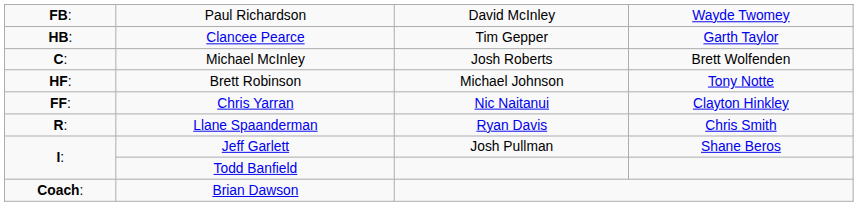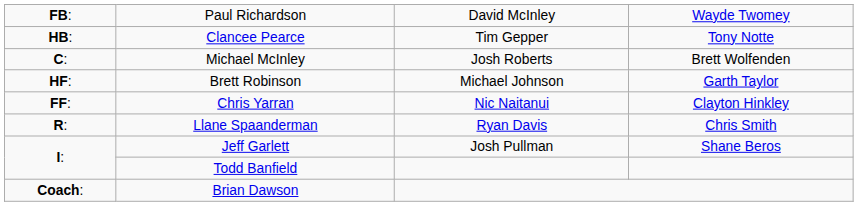(741, 38) Garth Taylor -> (741, 38) Tony Notte
(741, 81) Tony Notte -> (741, 81) Garth Taylor
